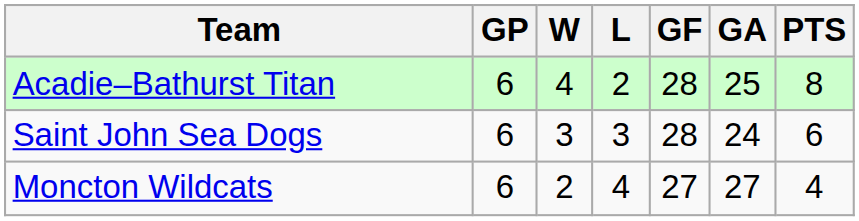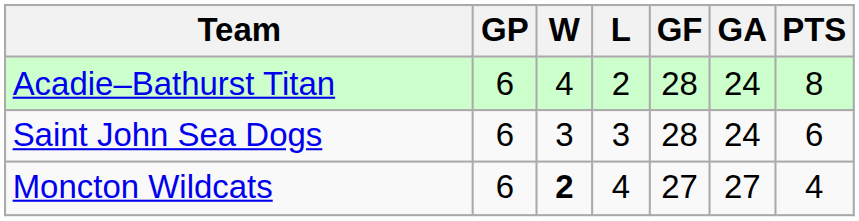(742, 82) 25 -> (742, 82) 24
(564, 187) normal -> (564, 187) bold
